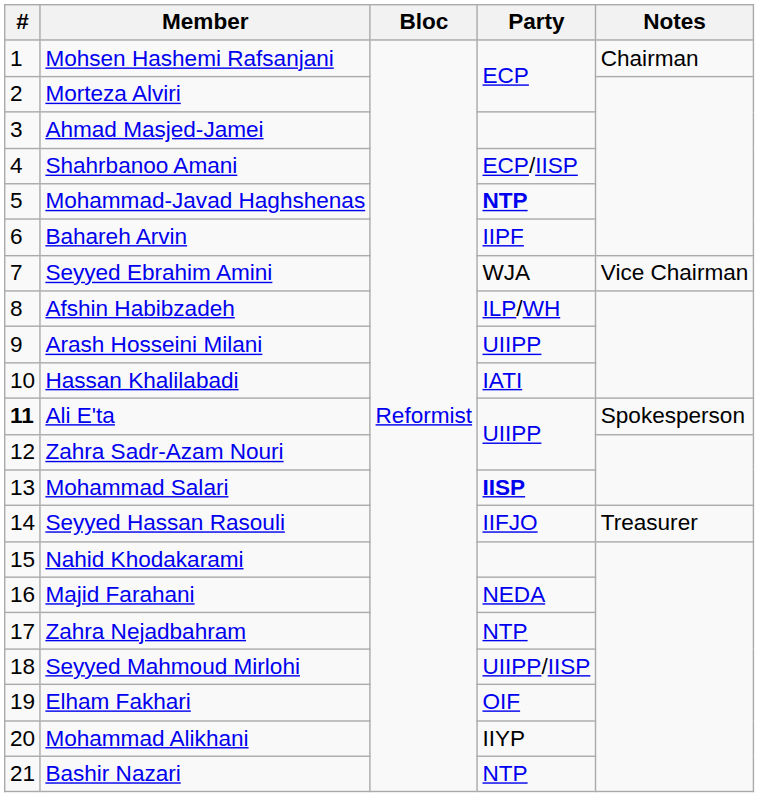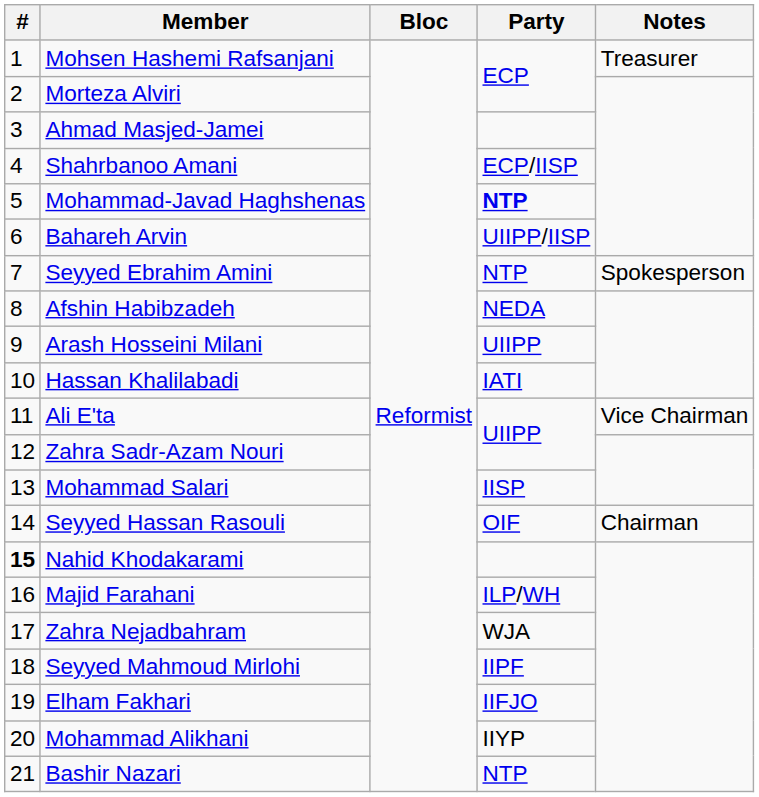(650, 58) Chairman -> (649, 58) Treasurer
(503, 237) IIPF -> (536, 237) UIIPP/IISP
(506, 272) WJA -> (505, 272) NTP
(675, 272) Vice Chairman -> (673, 272) Spokesperson
(521, 308) ILP/WH -> (514, 308) NEDA
(22, 415) bold -> (22, 415) normal
(673, 415) Spokesperson -> (675, 415) Vice Chairman
(504, 487) bold -> (504, 487) normal
(510, 523) IIFJO -> (501, 523) OIF
(649, 523) Treasurer -> (650, 523) Chairman
(22, 559) normal -> (22, 559) bold
(514, 594) NEDA -> (521, 594) ILP/WH
(505, 630) NTP -> (506, 630) WJA
(536, 666) UIIPP/IISP -> (503, 666) IIPF
(501, 702) OIF -> (510, 702) IIFJO
